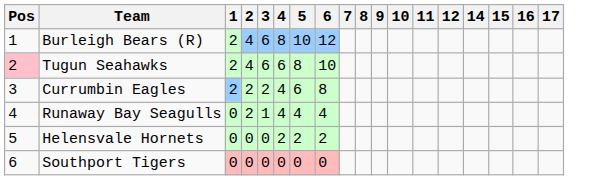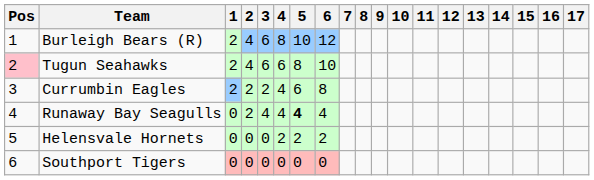+ column: (476, 17)
(265, 114) 1 -> (265, 114) 4
(298, 114) normal -> (298, 114) bold
